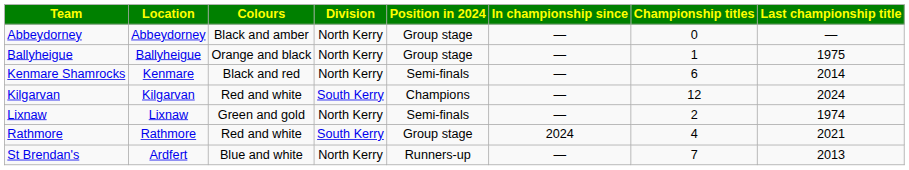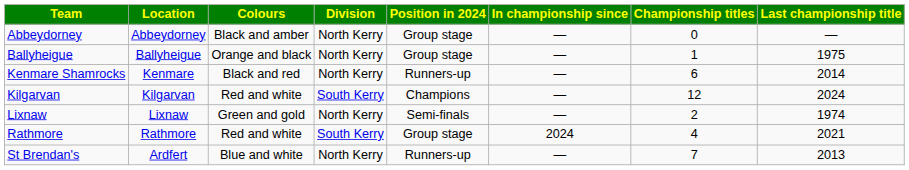(438, 74) Semi-finals -> (438, 74) Runners-up
